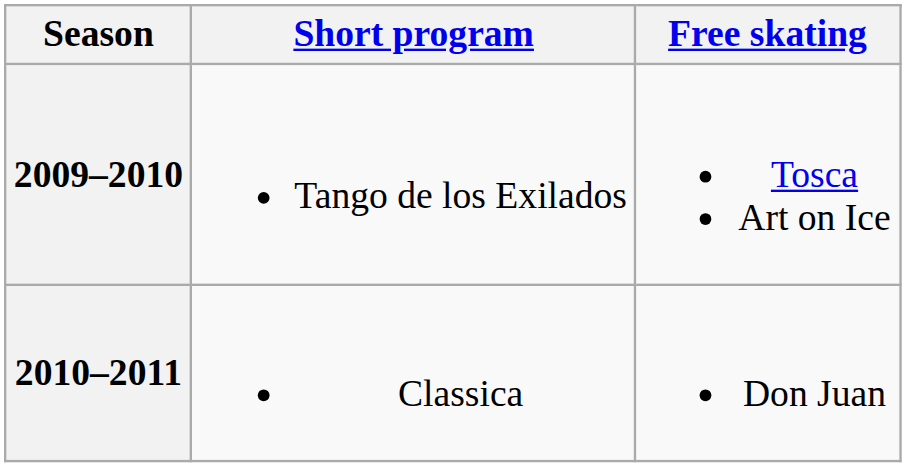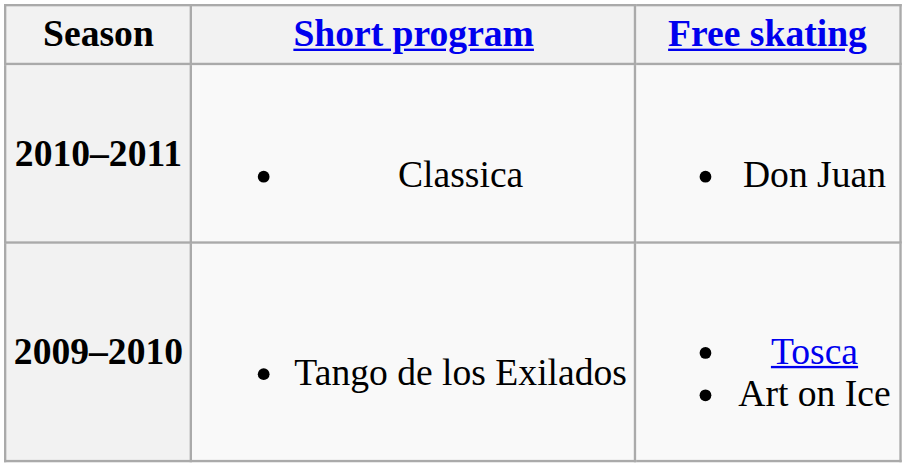rows swapped: (98, 372) <-> (98, 173)
